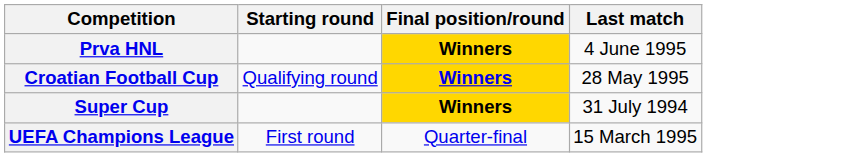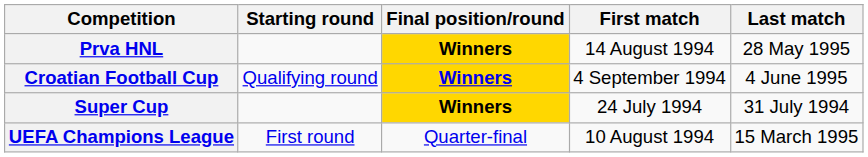+ column: (650, 19)
(635, 48) 4 June 1995 -> (796, 48) 28 May 1995
(635, 78) 28 May 1995 -> (796, 78) 4 June 1995
